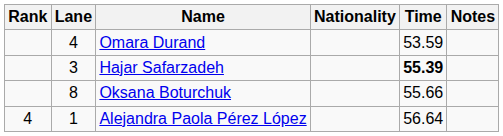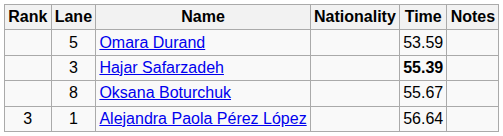(73, 42) 4 -> (73, 42) 5
(423, 93) 55.66 -> (423, 93) 55.67
(28, 118) 4 -> (28, 118) 3
